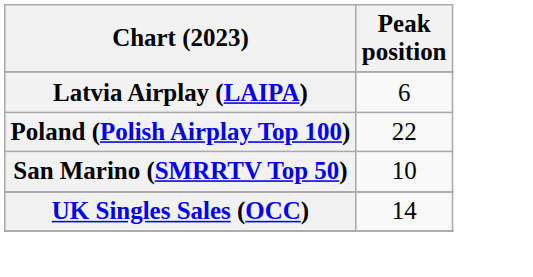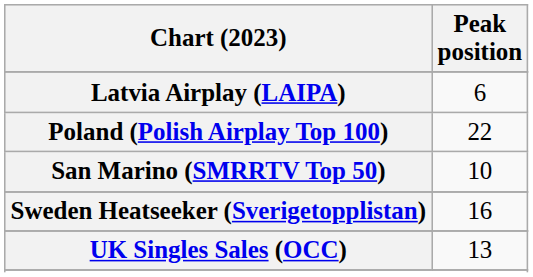+ row: (218, 210)
(404, 210) 14 -> (480, 250) 13
